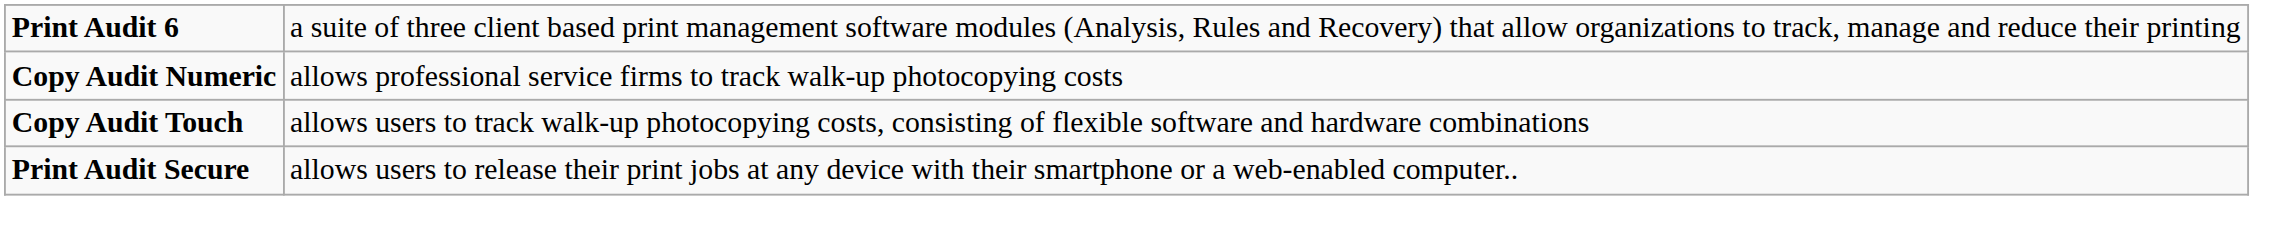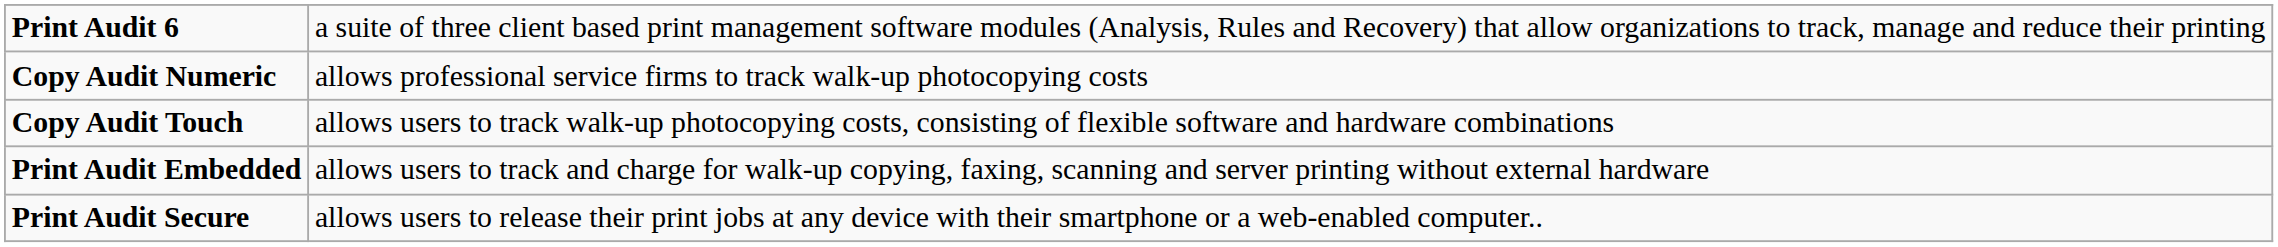+ row: (156, 169)
